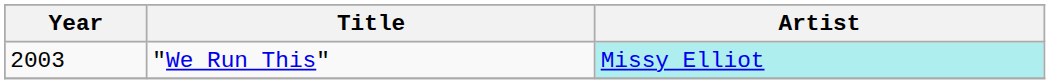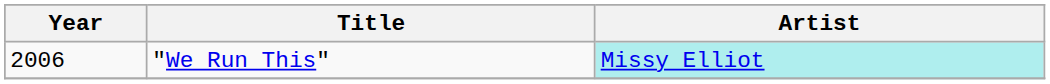(38, 60) 2003 -> (38, 60) 2006
